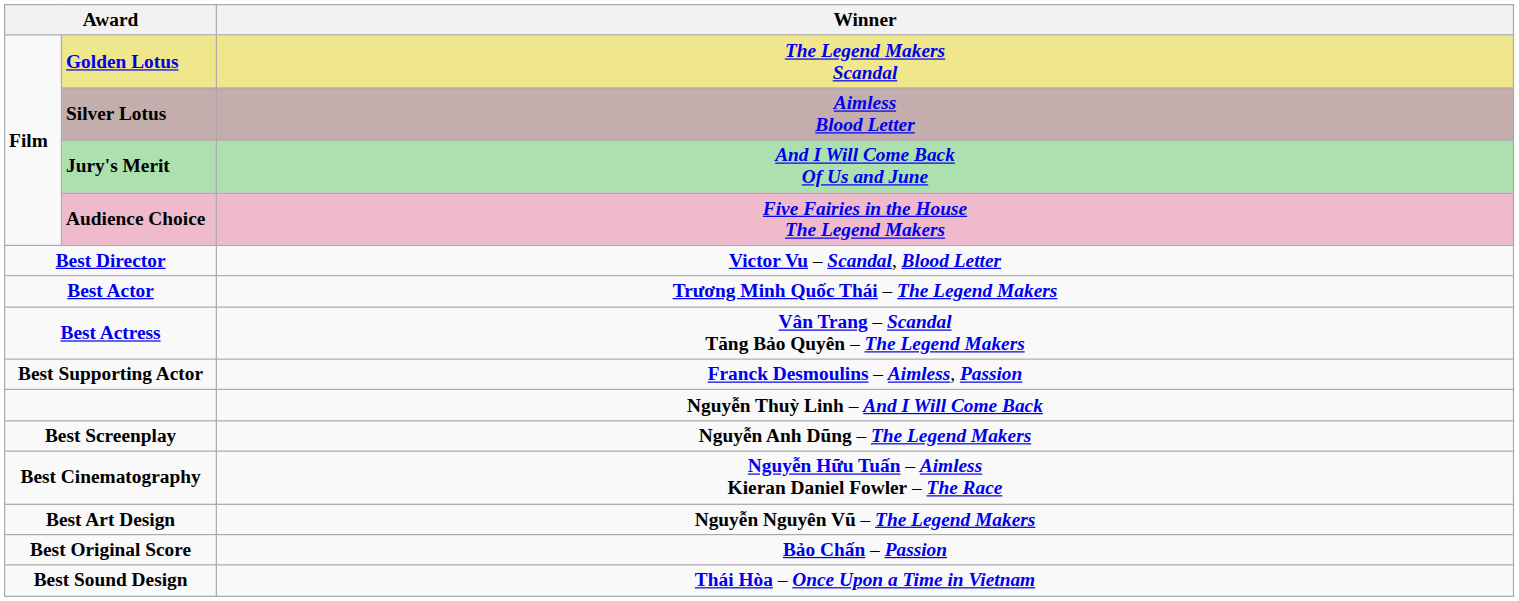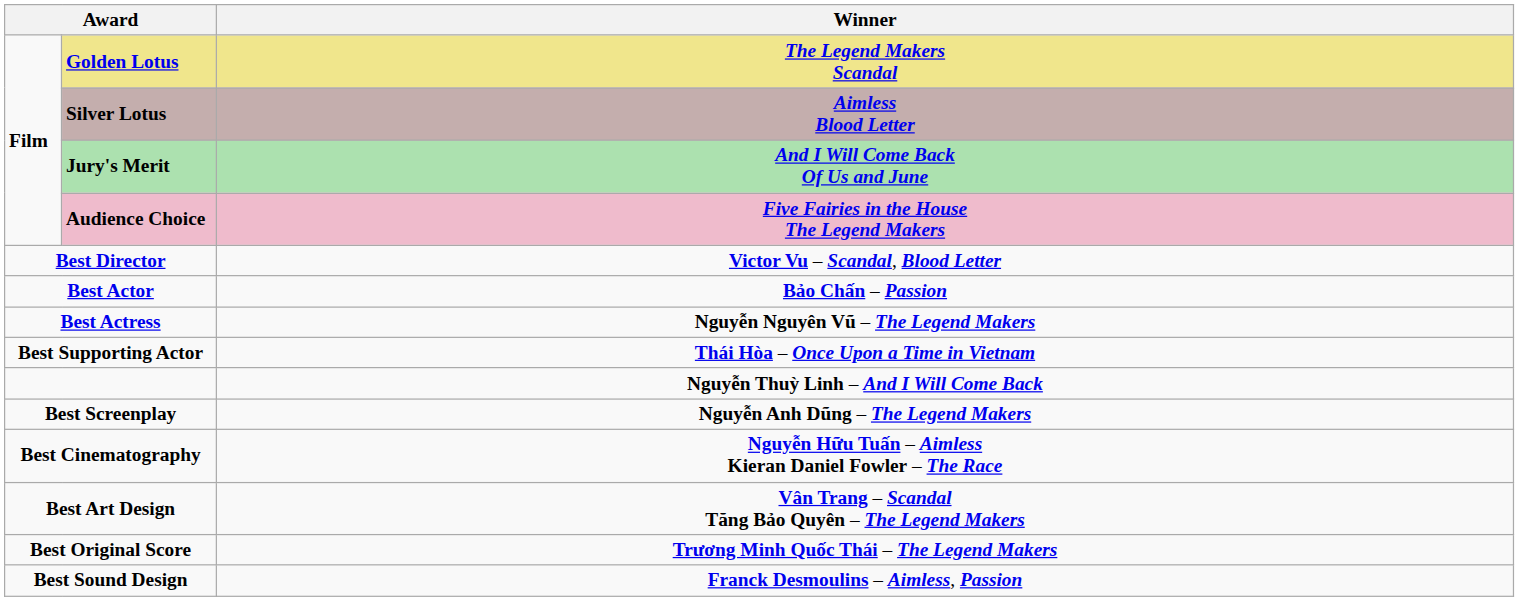(865, 291) Trương Minh Quốc Thái – The Legend Makers -> (865, 291) Bảo Chấn – Passion
(865, 332) Vân Trang – Scandal Tăng Bảo Quyên – The Legend Makers -> (865, 321) Nguyễn Nguyên Vũ – The Legend Makers
(865, 374) Franck Desmoulins – Aimless, Passion -> (865, 352) Thái Hòa – Once Upon a Time in Vietnam
(865, 518) Nguyễn Nguyên Vũ – The Legend Makers -> (865, 508) Vân Trang – Scandal Tăng Bảo Quyên – The Legend Makers
(865, 549) Bảo Chấn – Passion -> (865, 549) Trương Minh Quốc Thái – The Legend Makers
(865, 580) Thái Hòa – Once Upon a Time in Vietnam -> (865, 580) Franck Desmoulins – Aimless, Passion
